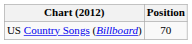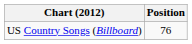(166, 30) 70 -> (166, 30) 76
